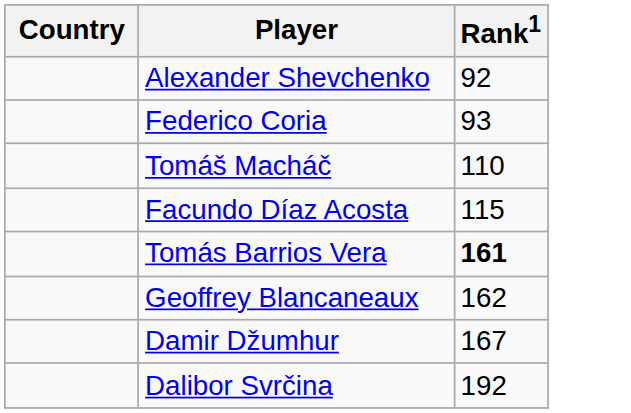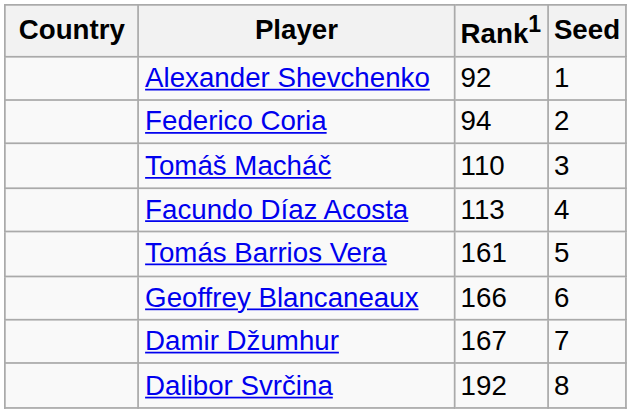+ column: (587, 30)
(476, 121) 93 -> (476, 121) 94
(483, 209) 115 -> (483, 209) 113
(484, 253) bold -> (484, 253) normal
(484, 297) 162 -> (484, 297) 166
